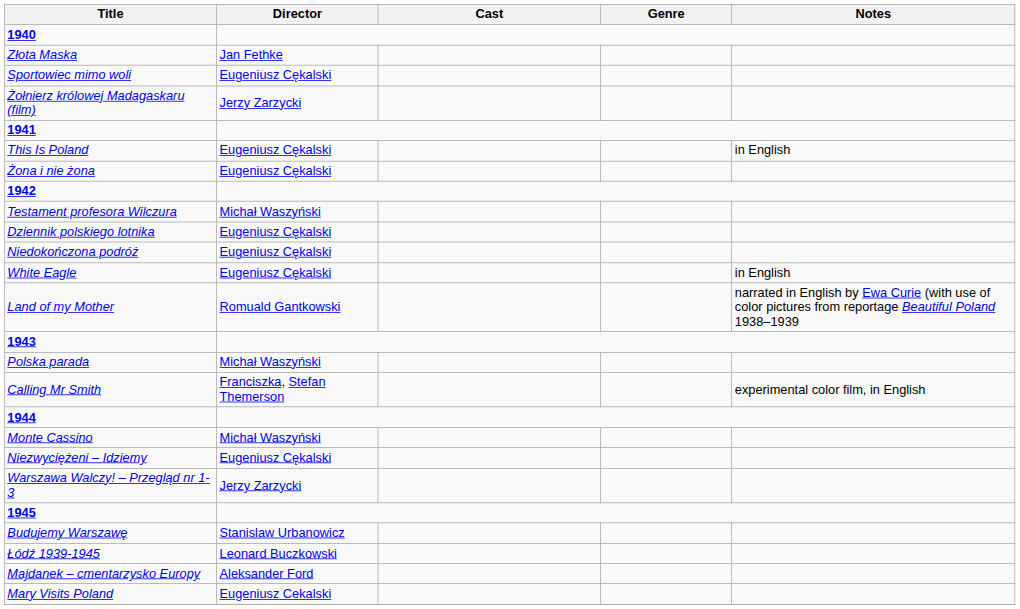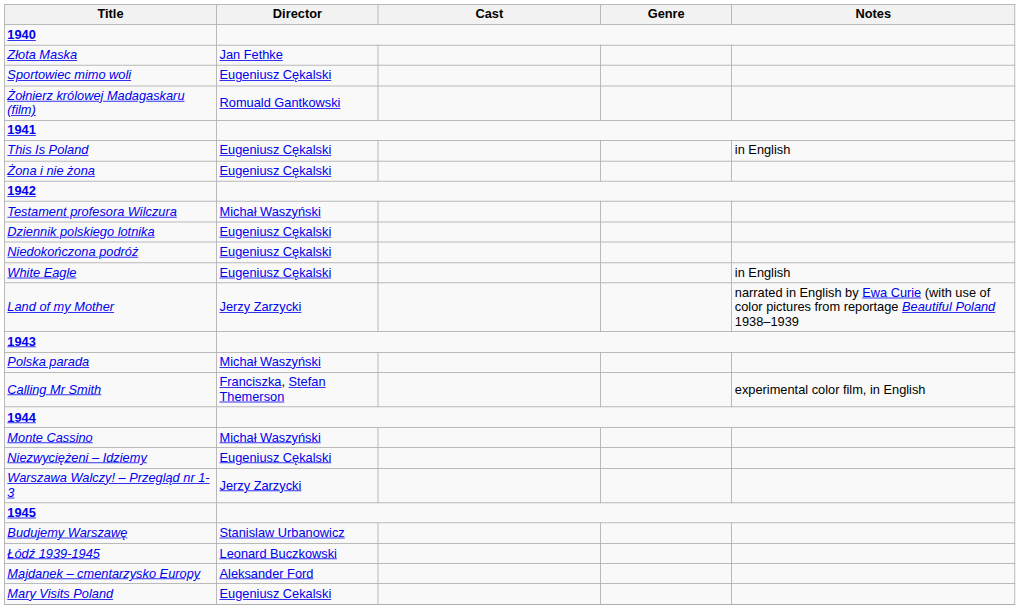(260, 103) Jerzy Zarzycki -> (280, 103) Romuald Gantkowski
(280, 307) Romuald Gantkowski -> (260, 307) Jerzy Zarzycki
